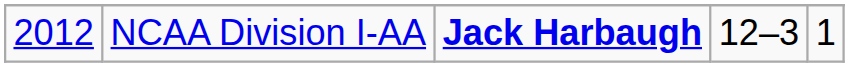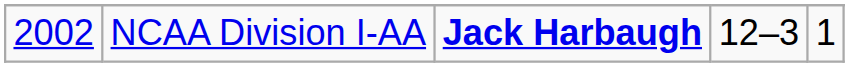(54, 33) 2012 -> (54, 33) 2002
